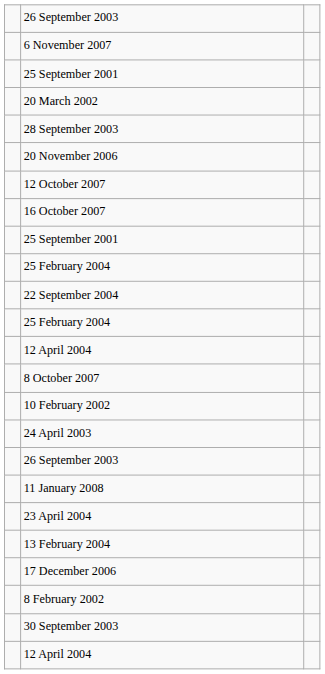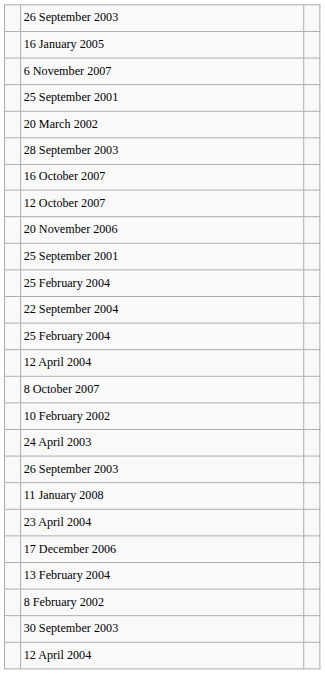+ row: (13, 44)
rows swapped: (13, 157) <-> (13, 212)
rows swapped: (13, 572) <-> (13, 544)
